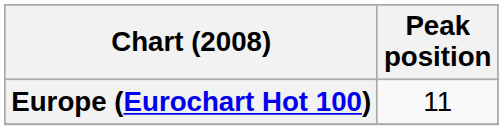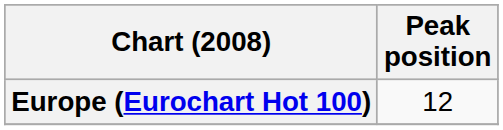(438, 101) 11 -> (438, 101) 12
